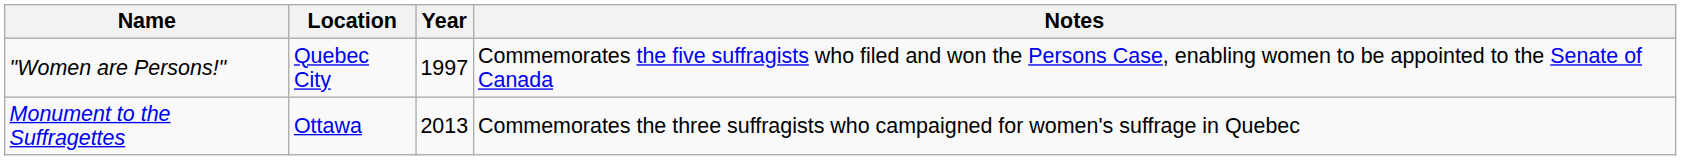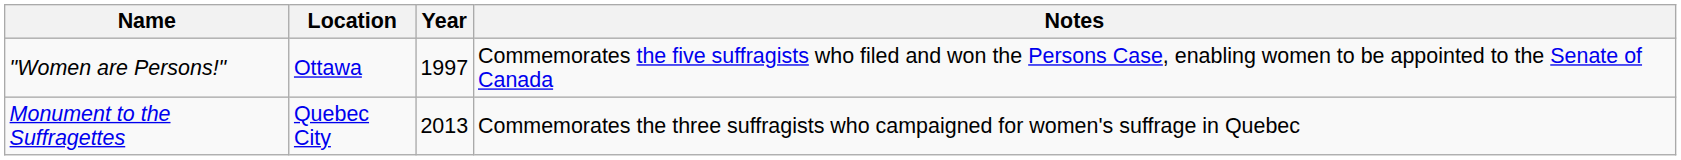(331, 67) Quebec City -> (328, 67) Ottawa
(328, 125) Ottawa -> (331, 125) Quebec City
